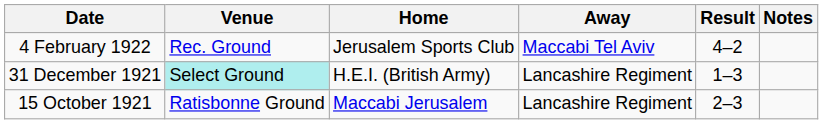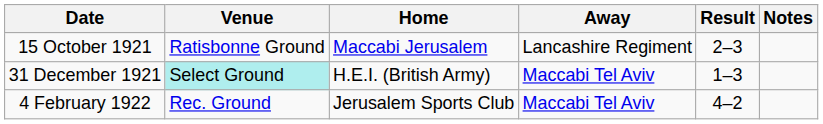rows swapped: (85, 103) <-> (85, 47)
(607, 75) Lancashire Regiment -> (588, 75) Maccabi Tel Aviv
